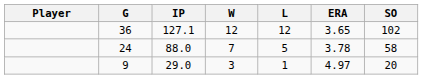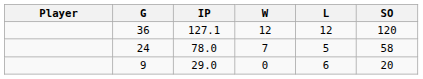- column: (338, 13)
(391, 30) 102 -> (387, 30) 120
(178, 48) 88.0 -> (204, 48) 78.0
(232, 65) 3 -> (265, 65) 0
(285, 65) 1 -> (326, 65) 6
